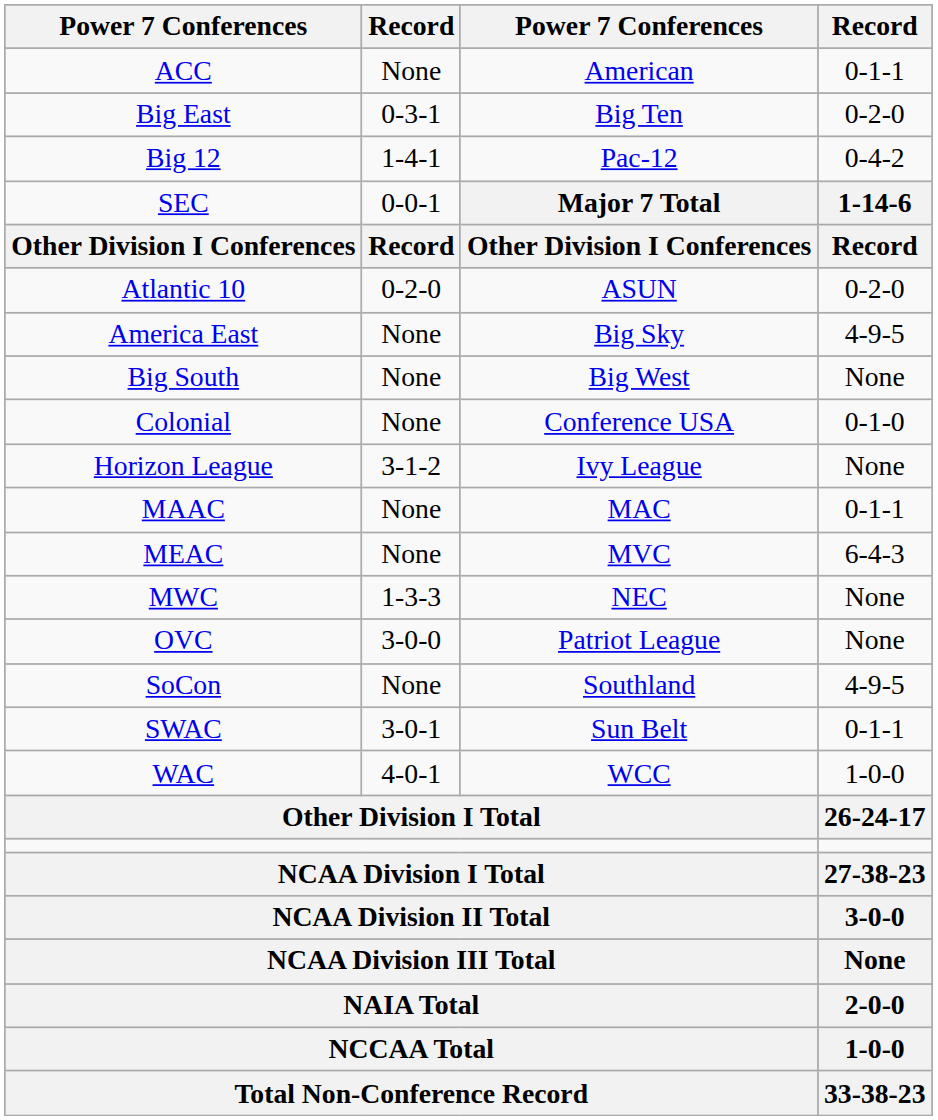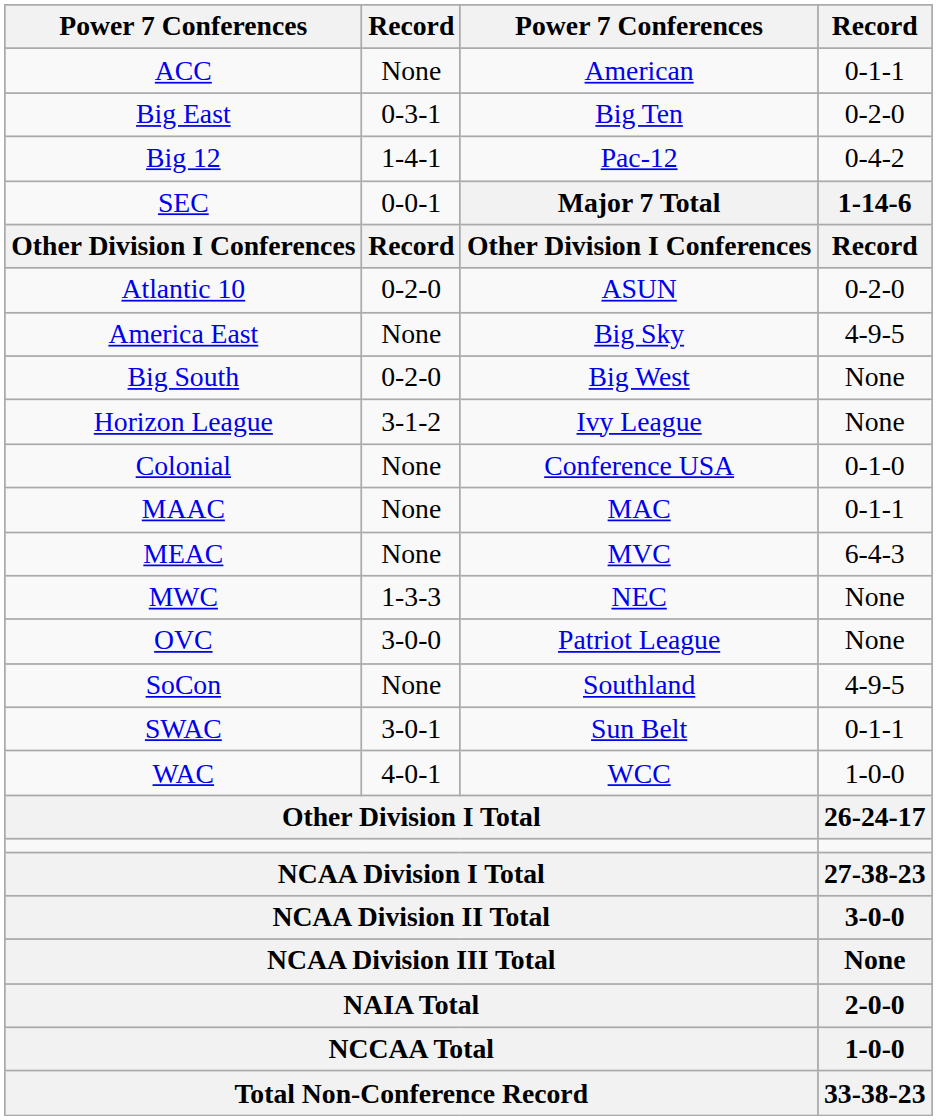(411, 377) None -> (411, 377) 0-2-0
rows swapped: (183, 421) <-> (183, 465)
